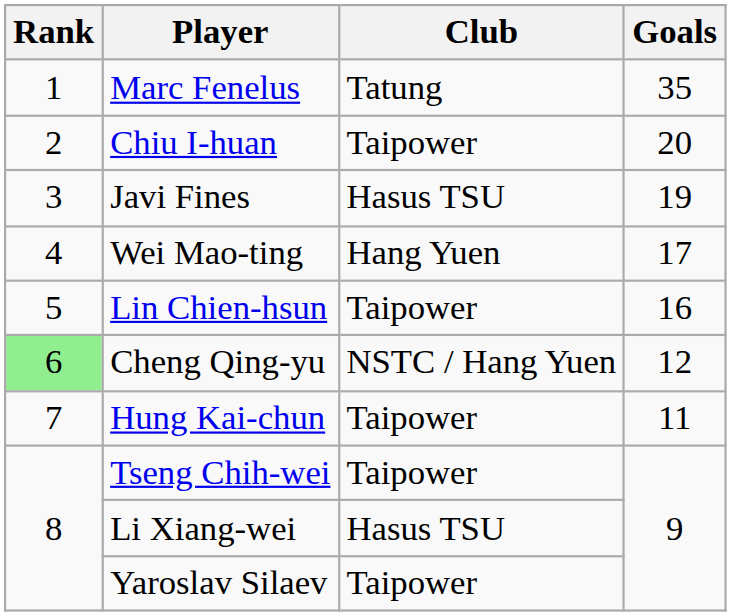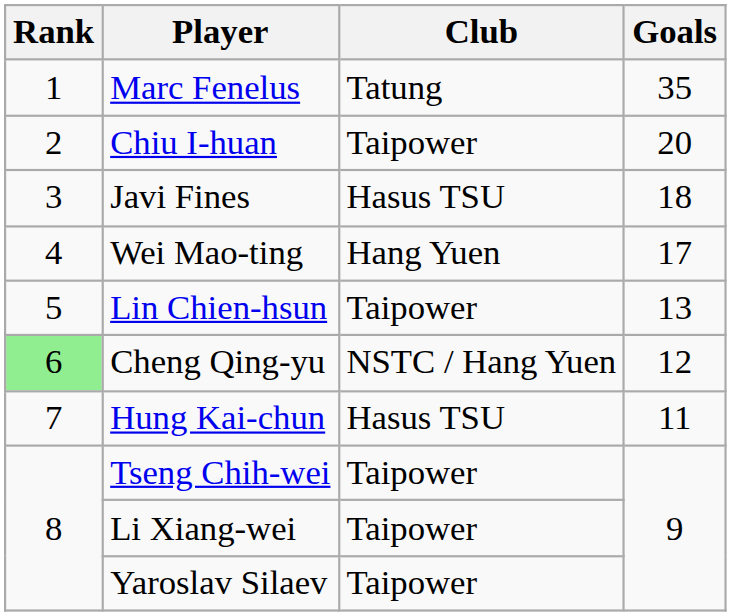(675, 197) 19 -> (675, 197) 18
(675, 307) 16 -> (675, 307) 13
(412, 417) Taipower -> (426, 417) Hasus TSU
(426, 527) Hasus TSU -> (412, 527) Taipower
